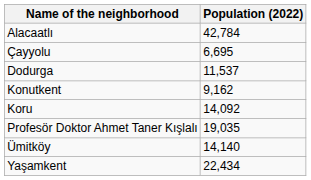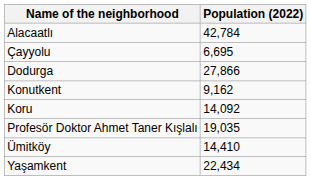(221, 71) 11,537 -> (222, 71) 27,866
(222, 147) 14,140 -> (222, 147) 14,410
